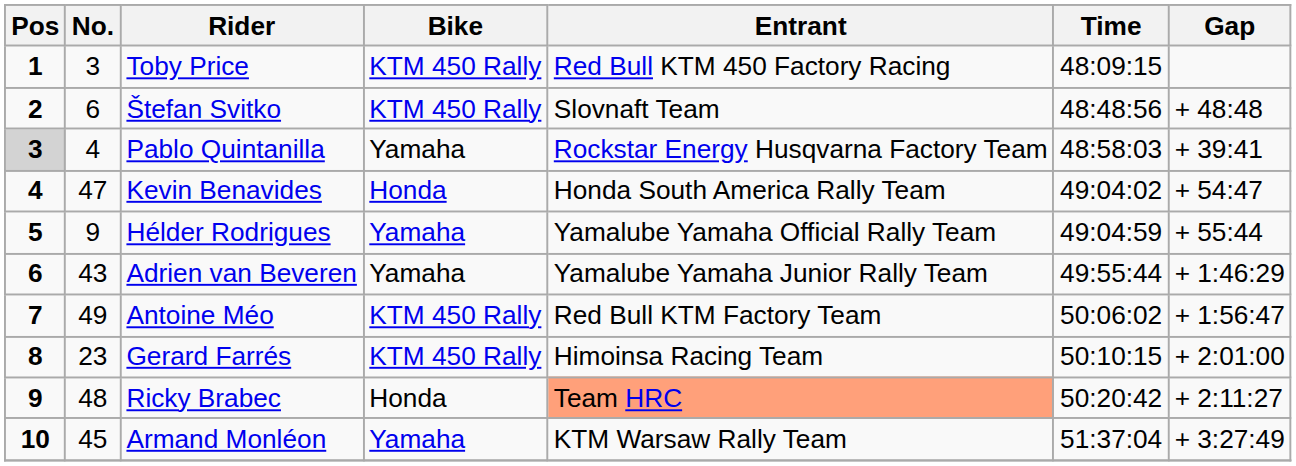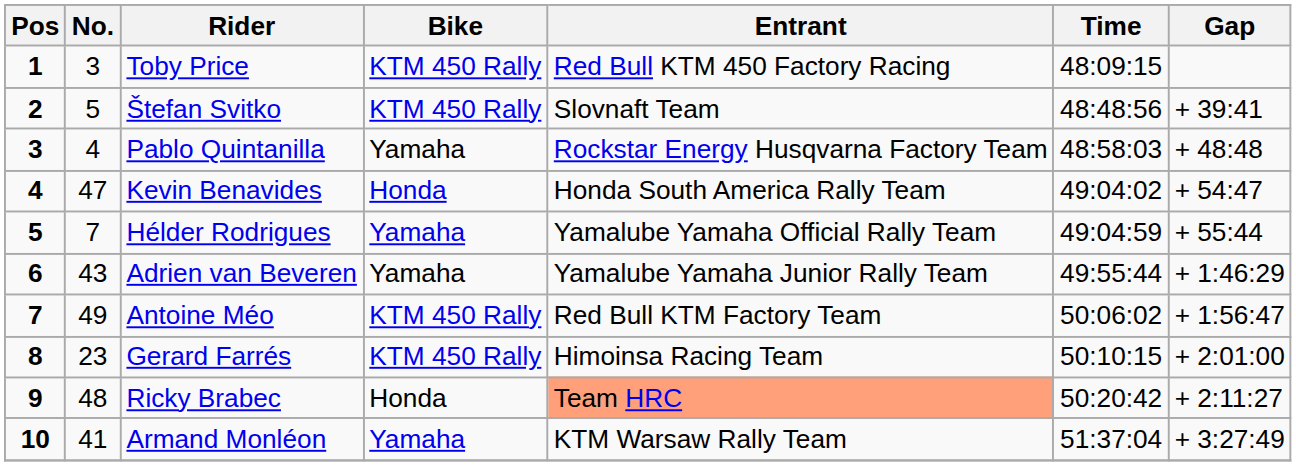(93, 108) 6 -> (93, 108) 5
(1219, 108) + 48:48 -> (1219, 108) + 39:41
(35, 149) lightgrey background -> (35, 149) no background
(1219, 149) + 39:41 -> (1219, 149) + 48:48
(93, 232) 9 -> (93, 232) 7
(93, 439) 45 -> (93, 439) 41
